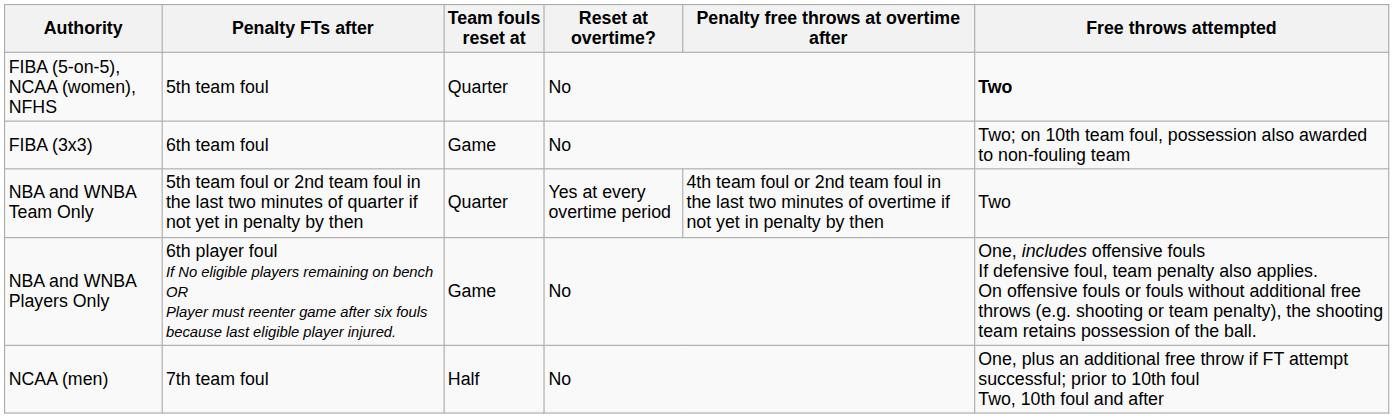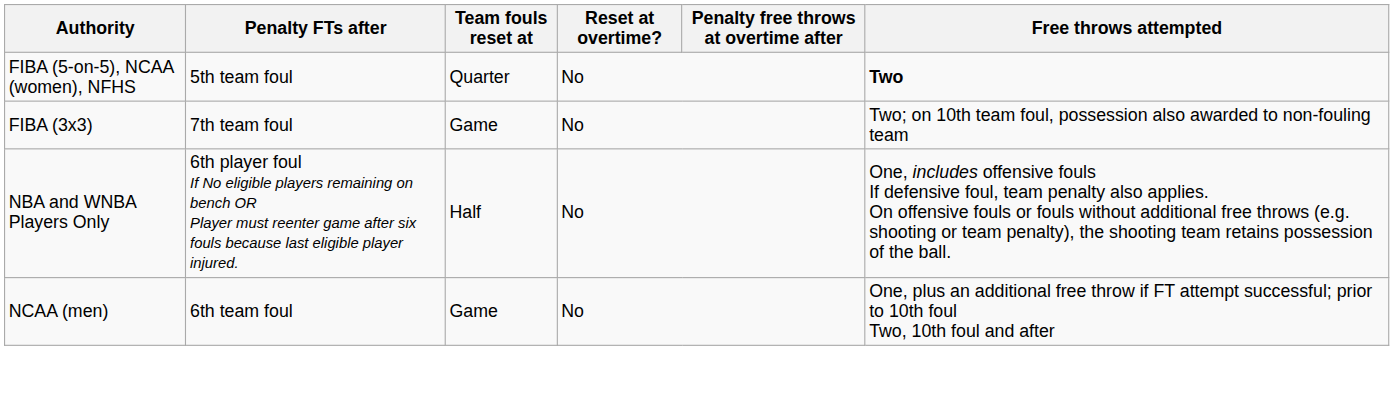(217, 144) 6th team foul -> (241, 124) 7th team foul
- row: (73, 202)
(472, 291) Game -> (465, 212) Half
(217, 379) 7th team foul -> (241, 311) 6th team foul
(464, 379) Half -> (474, 311) Game
